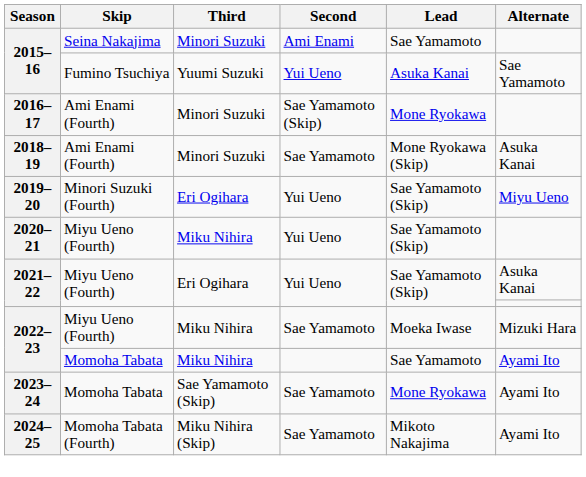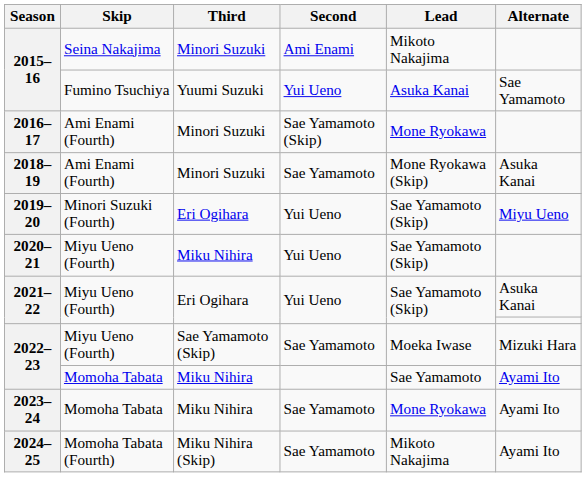(436, 40) Sae Yamamoto -> (420, 49) Mikoto Nakajima
(215, 327) Miku Nihira -> (223, 344) Sae Yamamoto (Skip)
(223, 392) Sae Yamamoto (Skip) -> (215, 409) Miku Nihira
